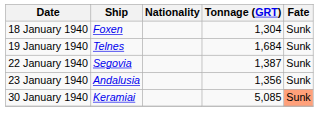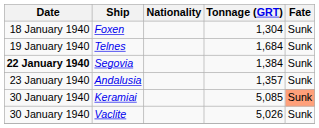(48, 64) normal -> (48, 64) bold
(268, 64) 1,387 -> (269, 64) 1,384
(268, 81) 1,356 -> (269, 81) 1,357
+ row: (110, 115)
